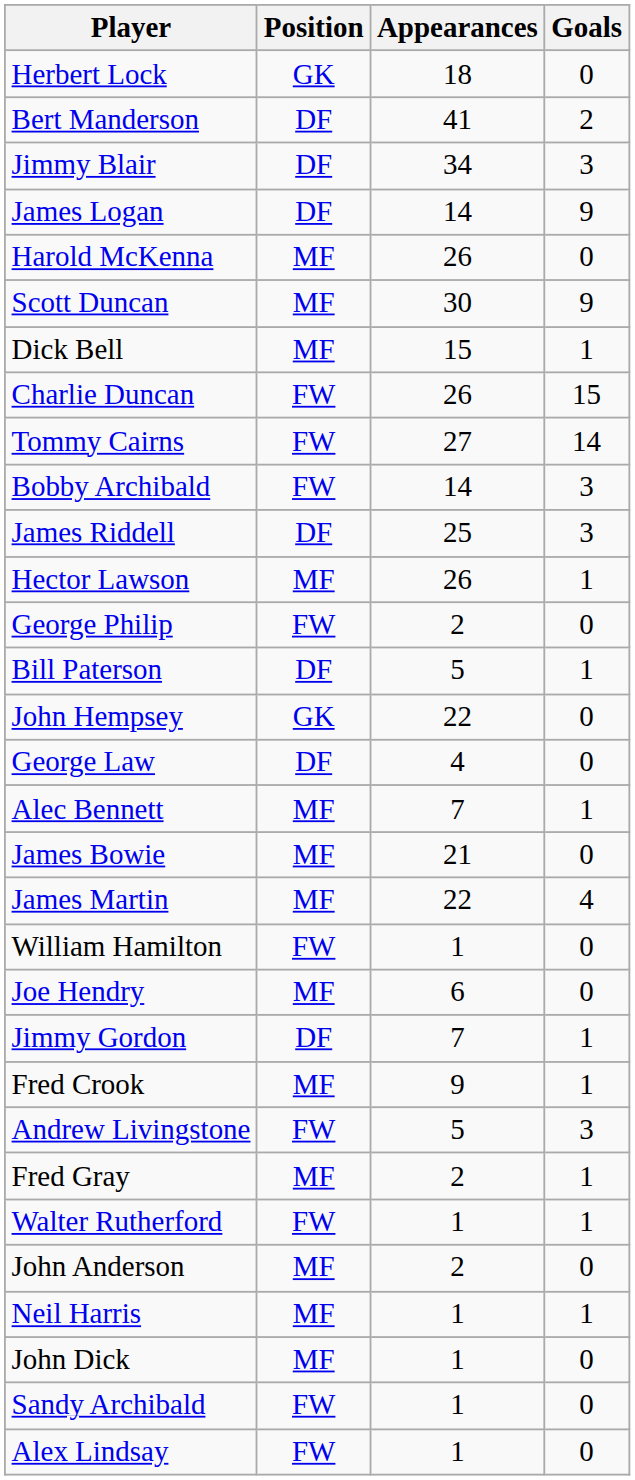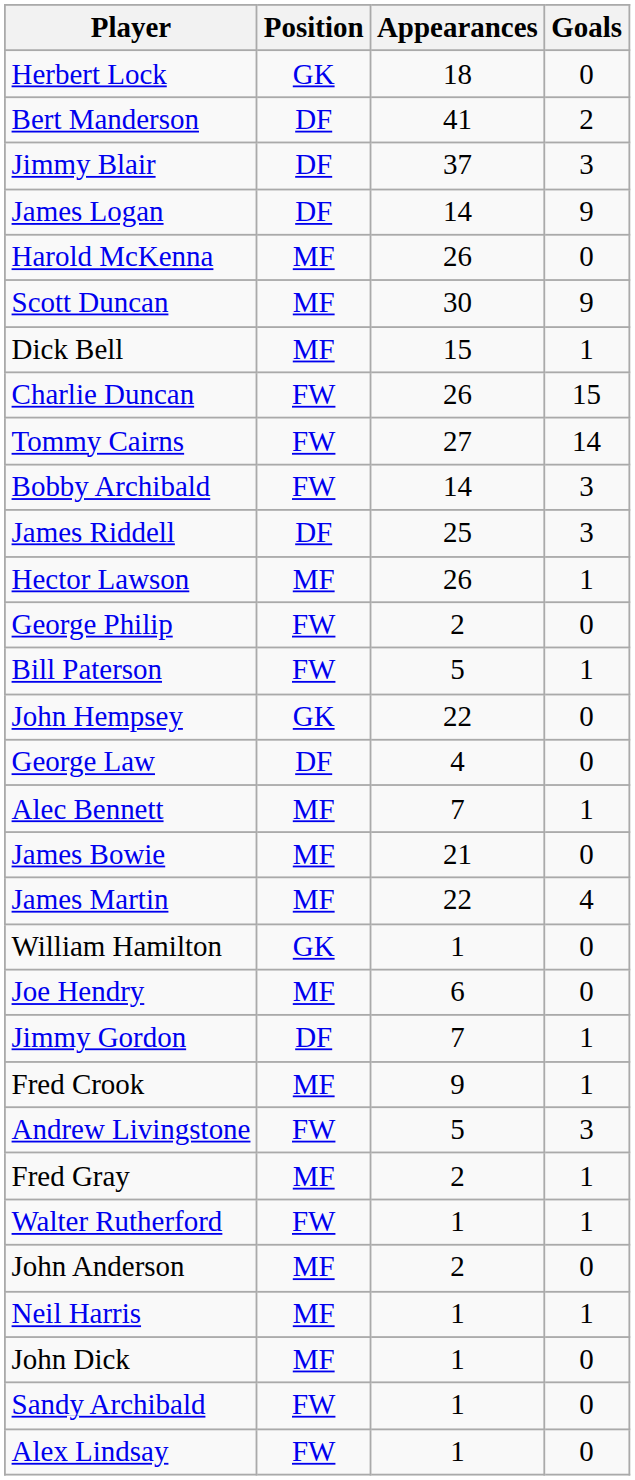(457, 165) 34 -> (457, 165) 37
(314, 670) DF -> (314, 670) FW
(314, 946) FW -> (314, 946) GK
